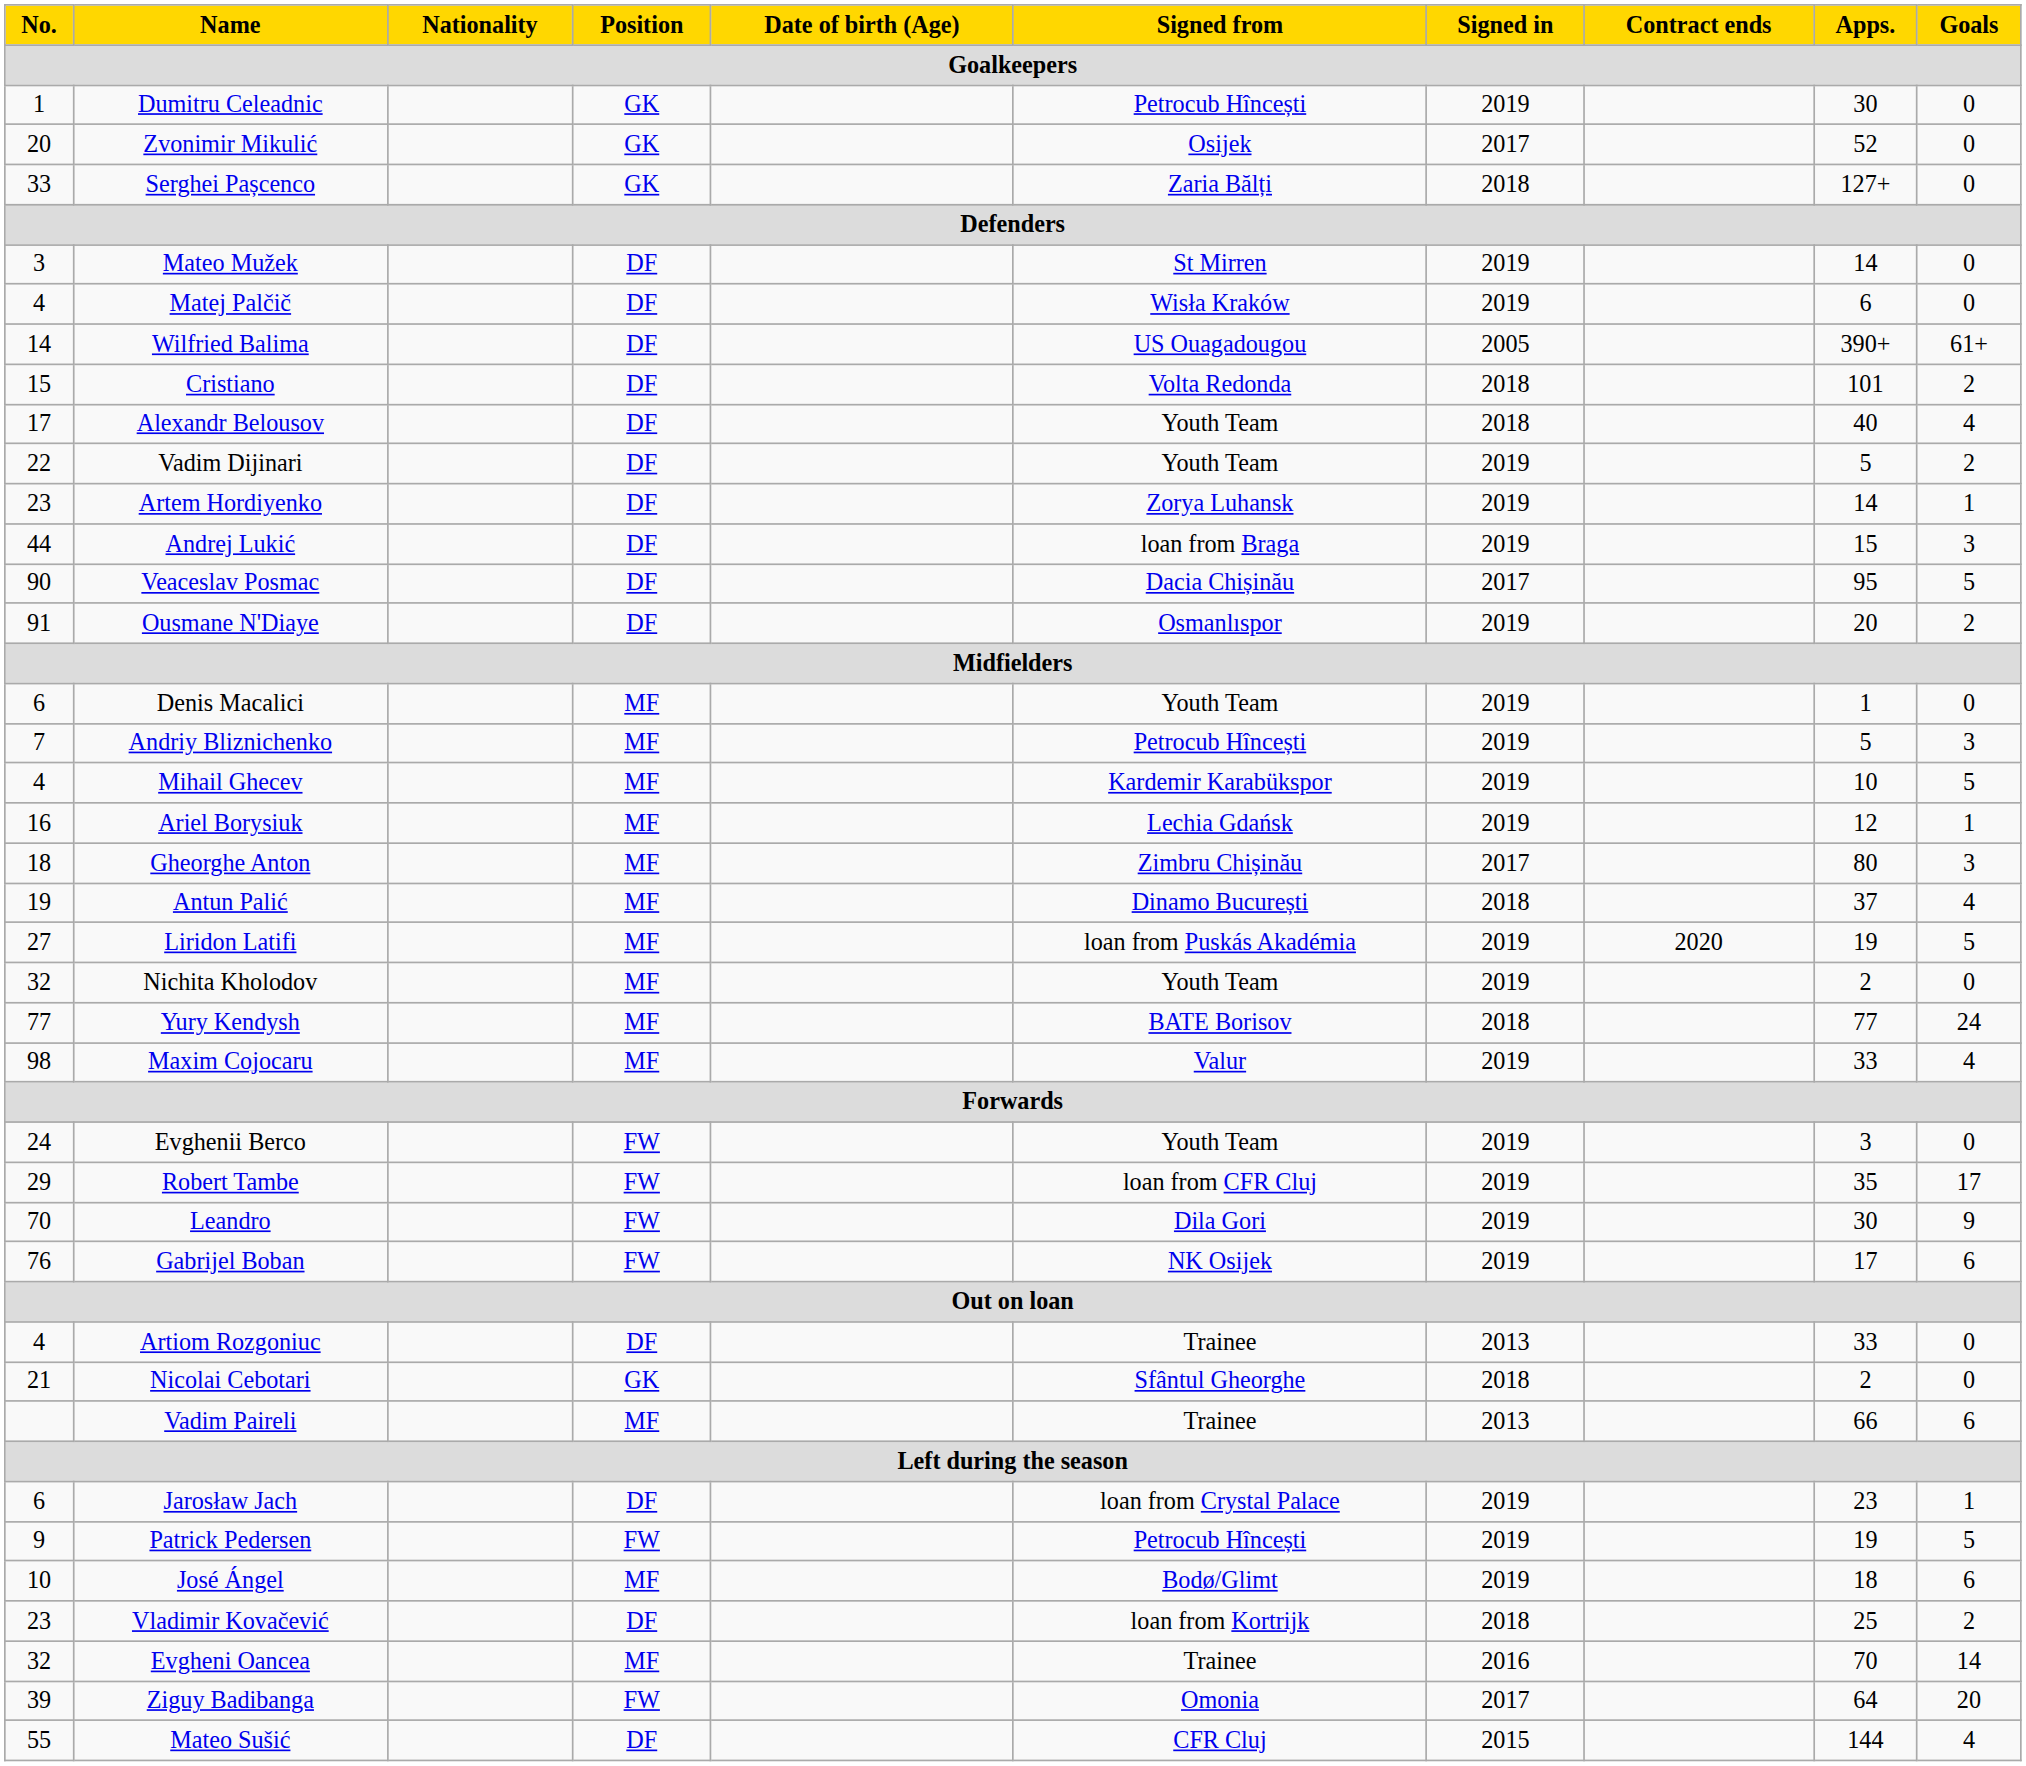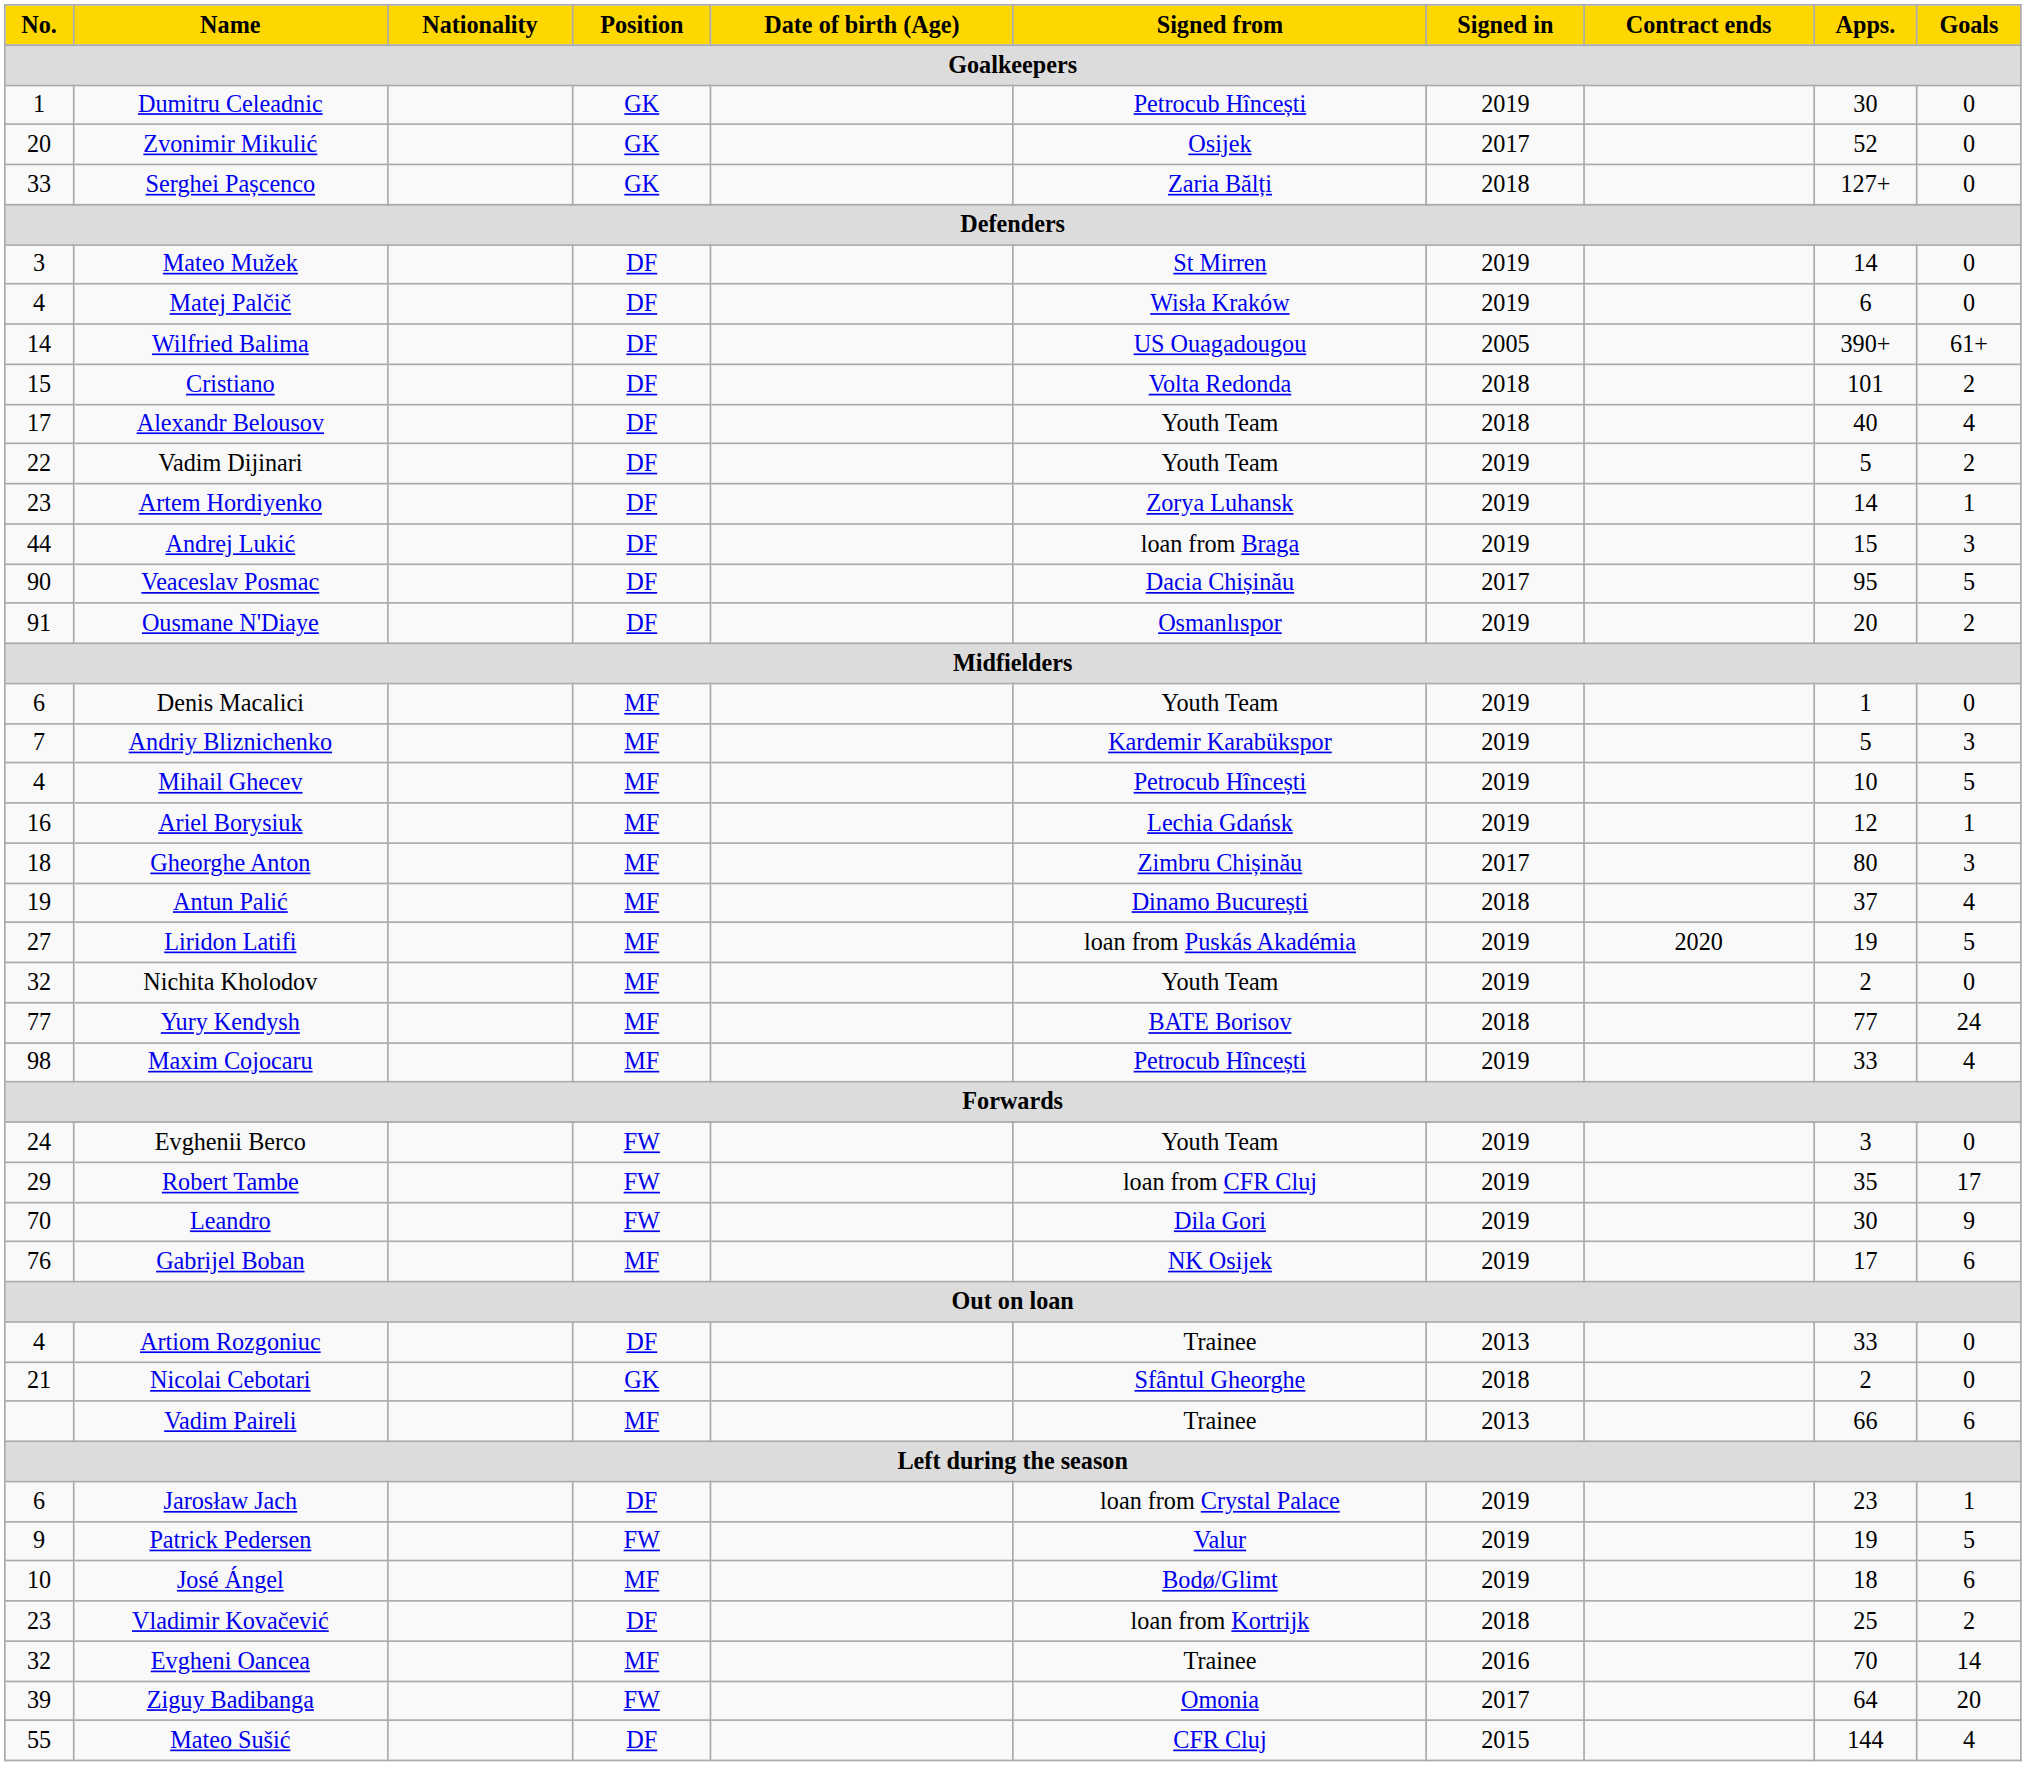(1220, 743) Petrocub Hîncești -> (1220, 743) Kardemir Karabükspor
(1220, 782) Kardemir Karabükspor -> (1220, 782) Petrocub Hîncești
(1220, 1062) Valur -> (1220, 1062) Petrocub Hîncești
(642, 1261) FW -> (642, 1261) MF
(1220, 1541) Petrocub Hîncești -> (1220, 1541) Valur
